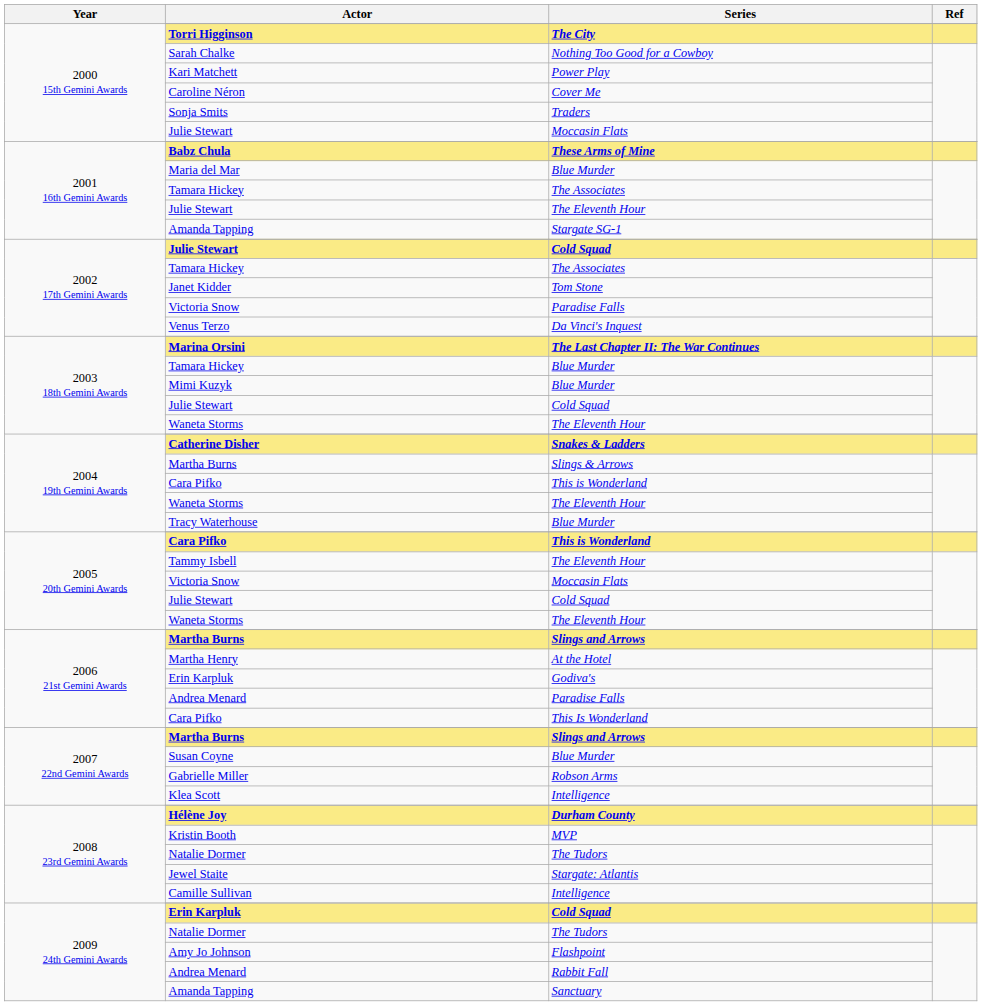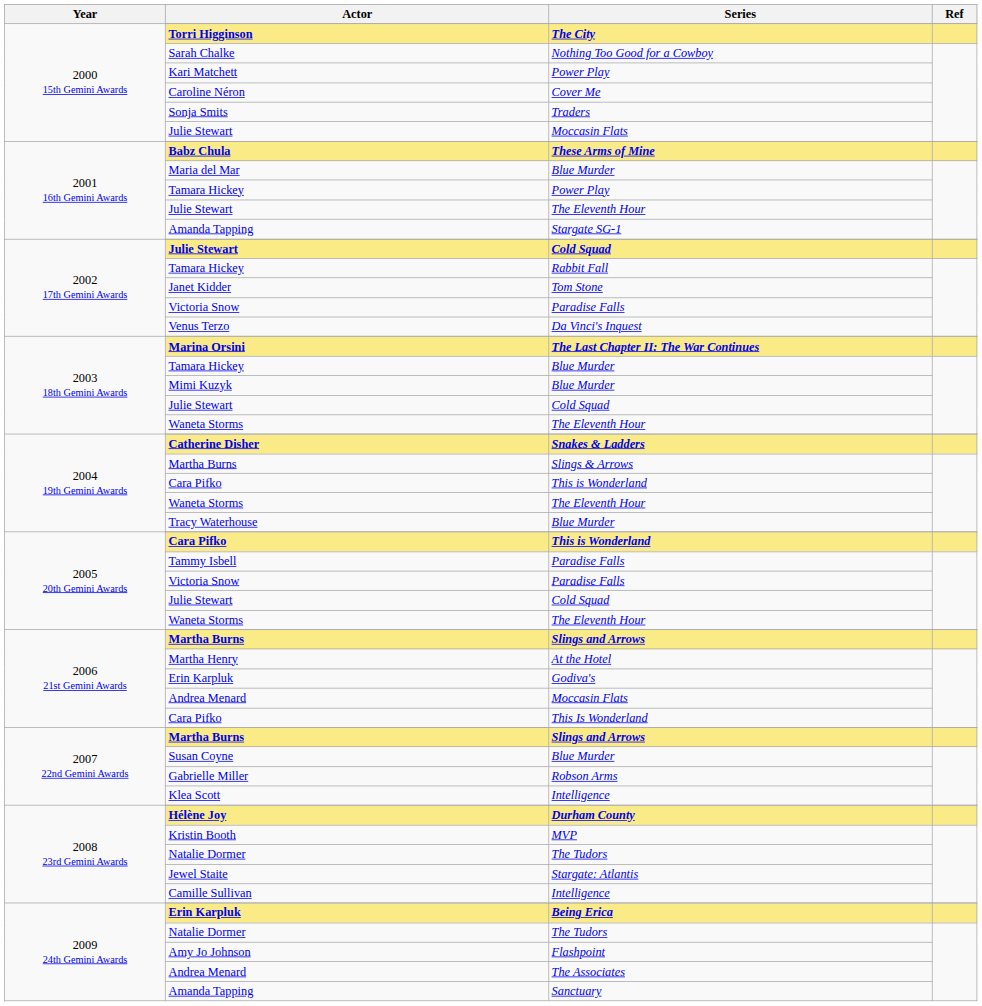(588, 190) The Associates -> (581, 190) Power Play
(588, 268) The Associates -> (580, 268) Rabbit Fall
(598, 561) The Eleventh Hour -> (588, 561) Paradise Falls
(590, 580) Moccasin Flats -> (588, 580) Paradise Falls
(588, 698) Paradise Falls -> (590, 698) Moccasin Flats
(581, 913) Cold Squad -> (582, 913) Being Erica
(580, 971) Rabbit Fall -> (588, 971) The Associates
